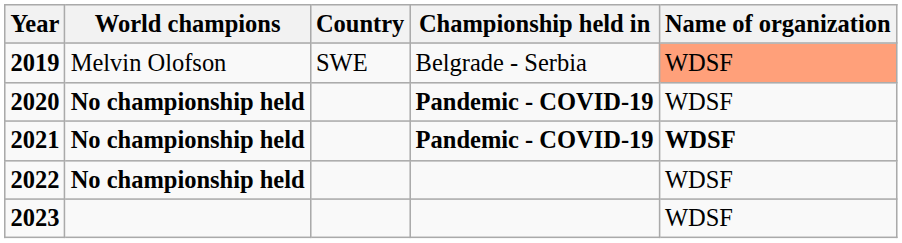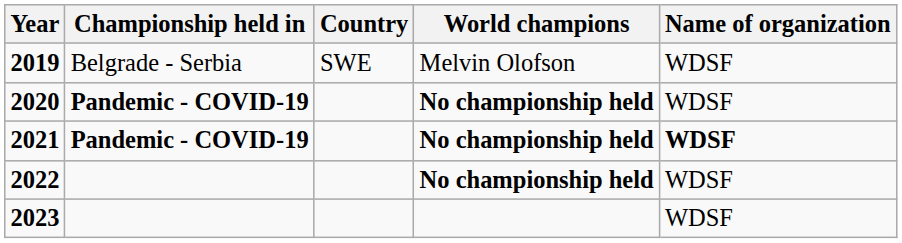columns swapped: (188, 23) <-> (535, 23)
(699, 62) lightsalmon background -> (699, 62) no background
